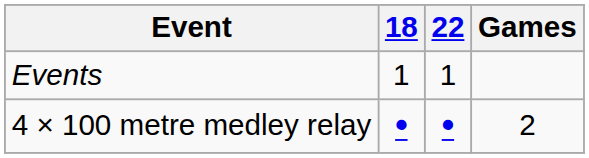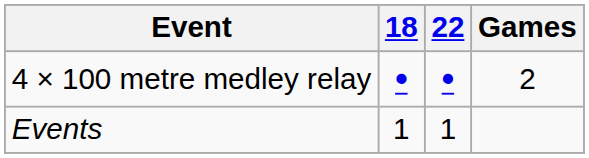rows swapped: (192, 125) <-> (57, 74)
